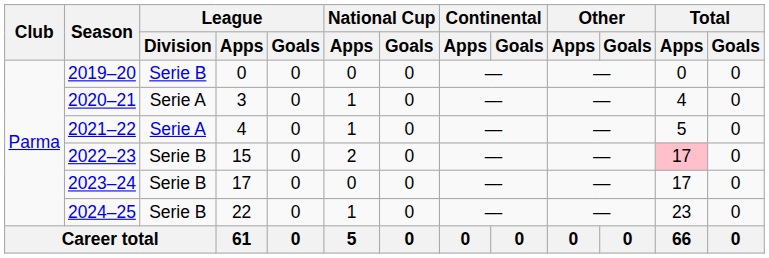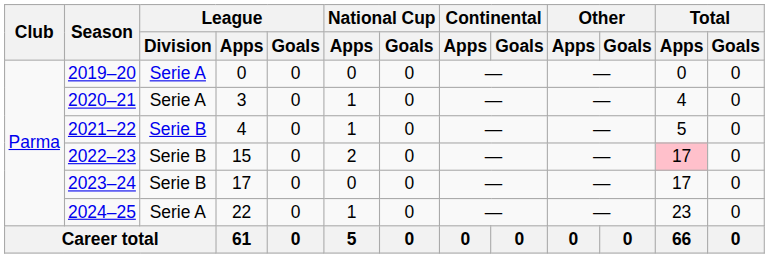(178, 73) Serie B -> (178, 73) Serie A
(178, 128) Serie A -> (178, 128) Serie B
(178, 211) Serie B -> (178, 211) Serie A
